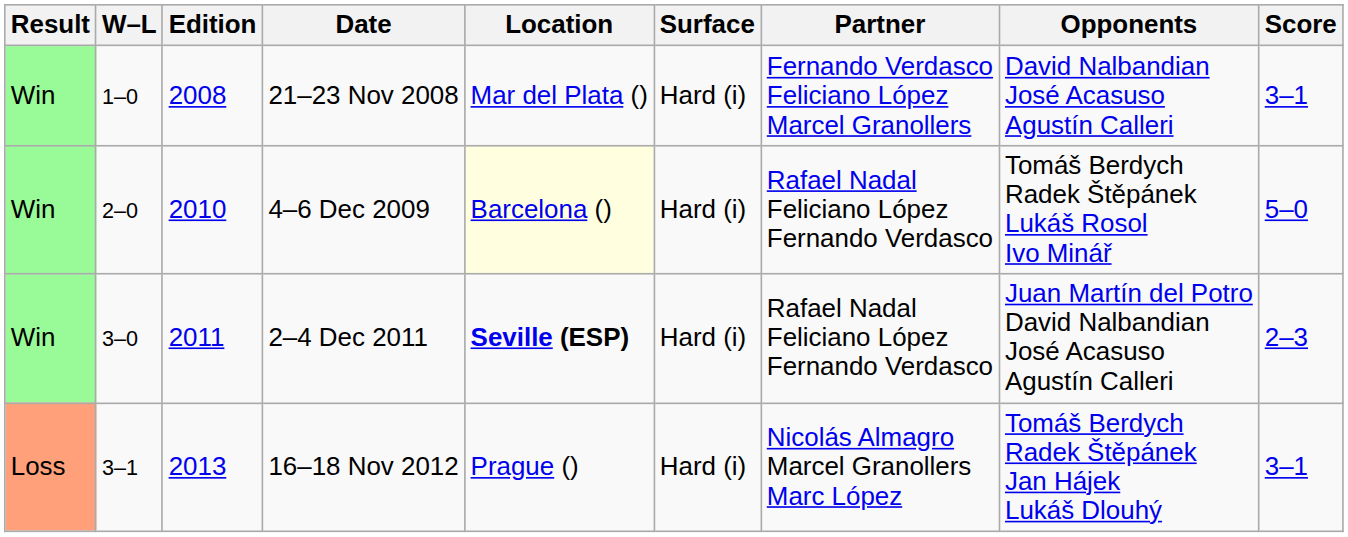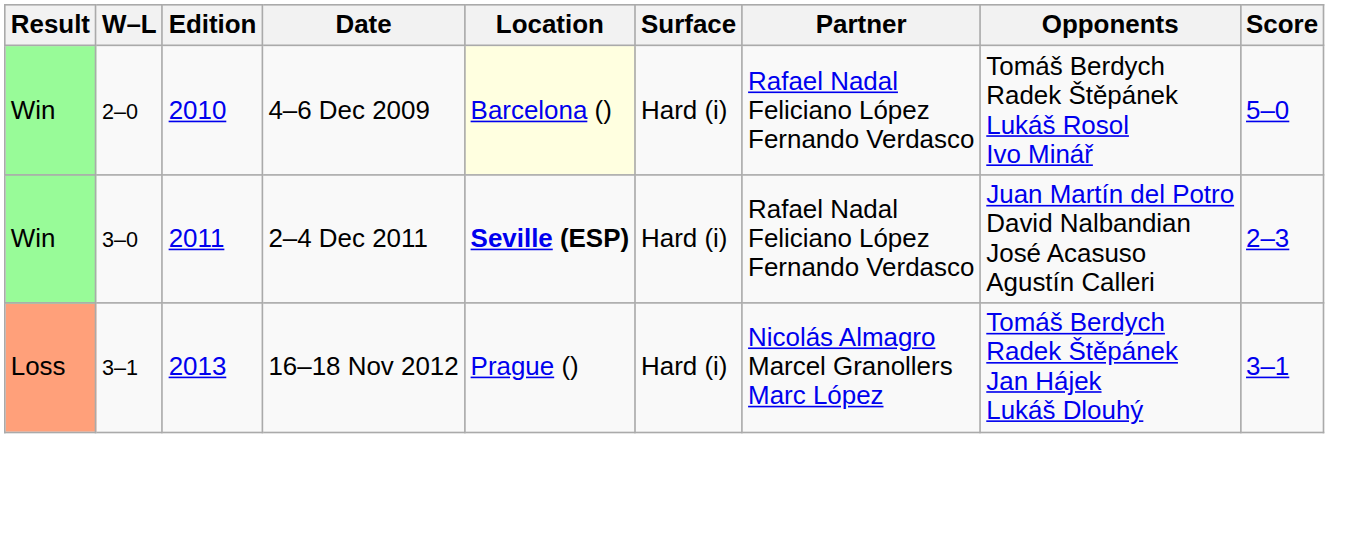- row: (364, 95)
